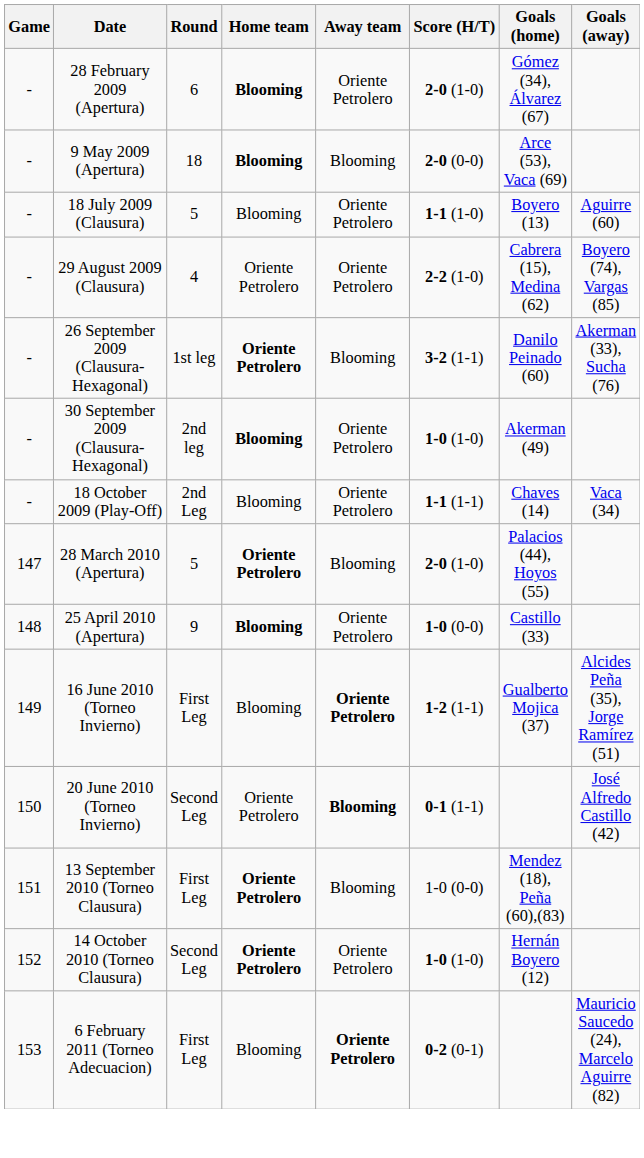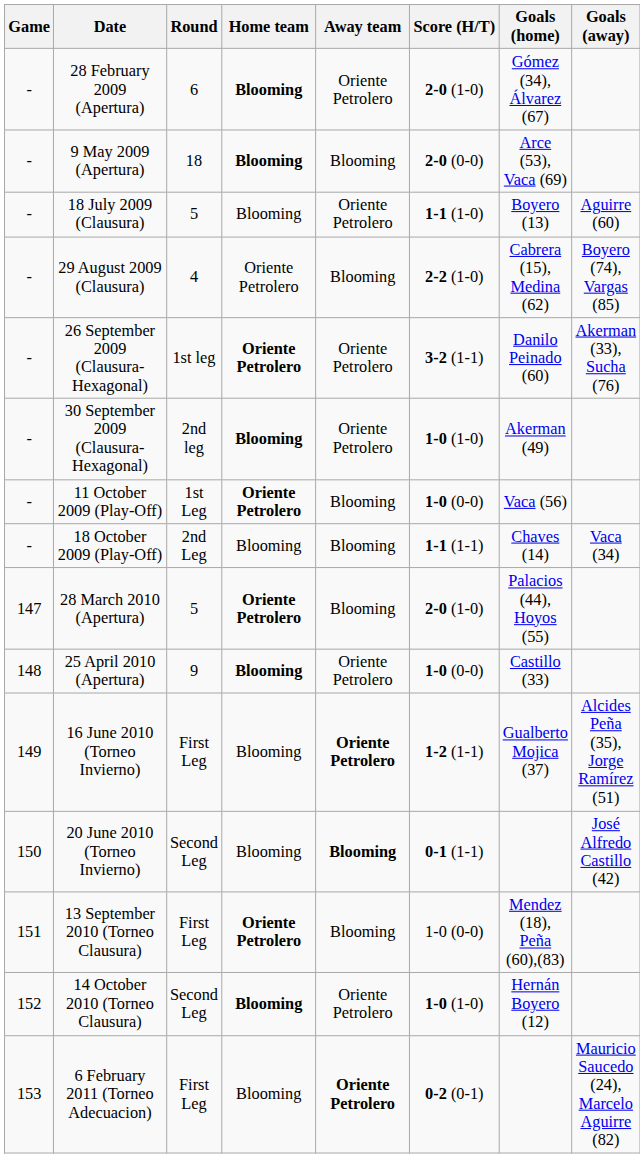(363, 277) Oriente Petrolero -> (363, 277) Blooming
(363, 357) Blooming -> (363, 357) Oriente Petrolero
+ row: (110, 501)
(363, 501) Oriente Petrolero -> (363, 545) Blooming
(269, 807) Oriente Petrolero -> (269, 851) Blooming
(269, 959) Oriente Petrolero -> (269, 1004) Blooming
